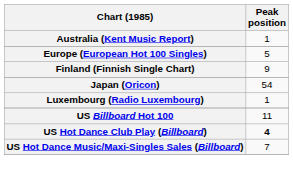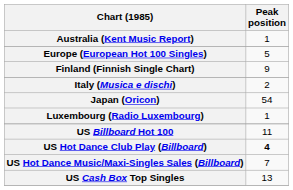+ row: (125, 85)
+ row: (125, 178)
